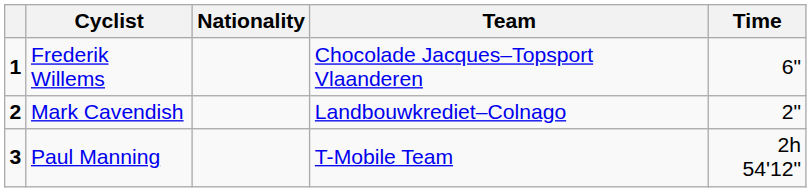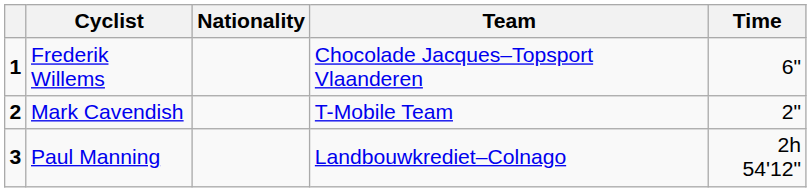(441, 111) Landbouwkrediet–Colnago -> (384, 111) T-Mobile Team
(384, 157) T-Mobile Team -> (441, 157) Landbouwkrediet–Colnago
